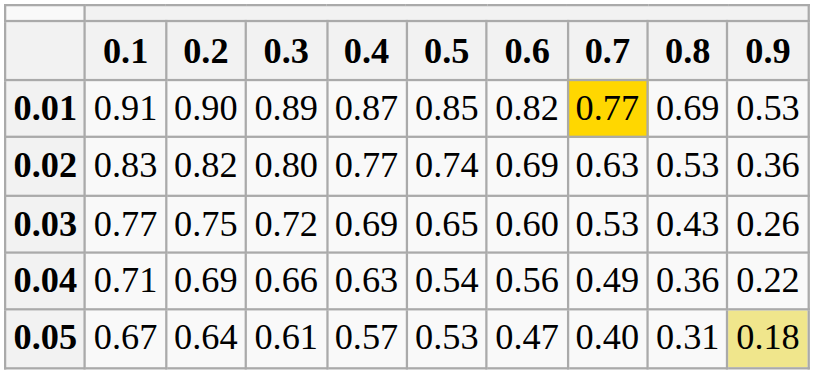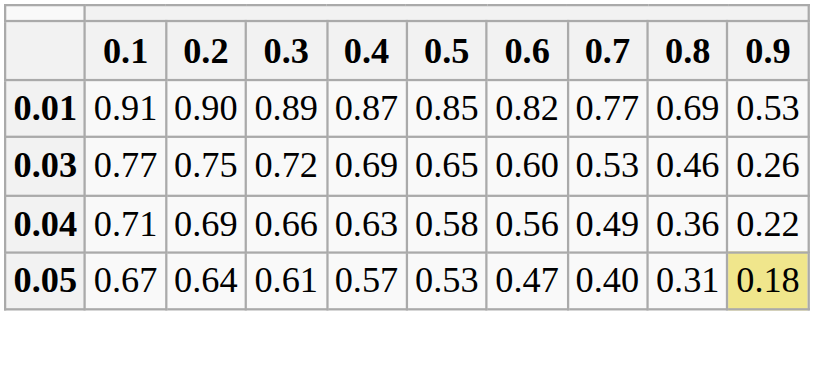(607, 107) gold background -> (607, 107) no background
- row: (45, 165)
(688, 222) 0.43 -> (688, 165) 0.46
(447, 280) 0.54 -> (447, 222) 0.58
